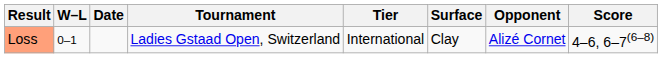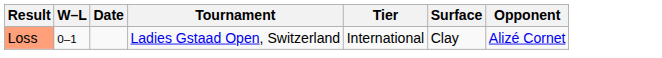- column: (613, 15)
